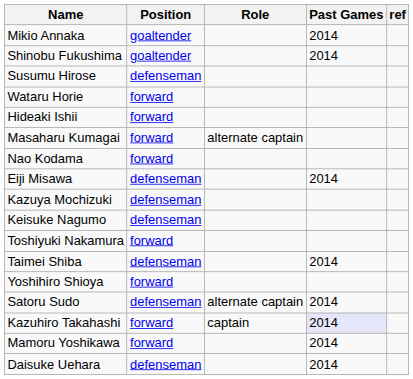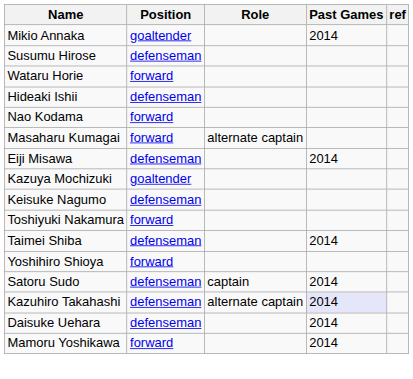- row: (65, 55)
(152, 117) forward -> (166, 96) defenseman
rows swapped: (45, 158) <-> (64, 138)
(166, 199) defenseman -> (161, 179) goaltender
(255, 302) alternate captain -> (228, 281) captain
(152, 323) forward -> (166, 302) defenseman
(228, 323) captain -> (255, 302) alternate captain
rows swapped: (54, 364) <-> (64, 343)
